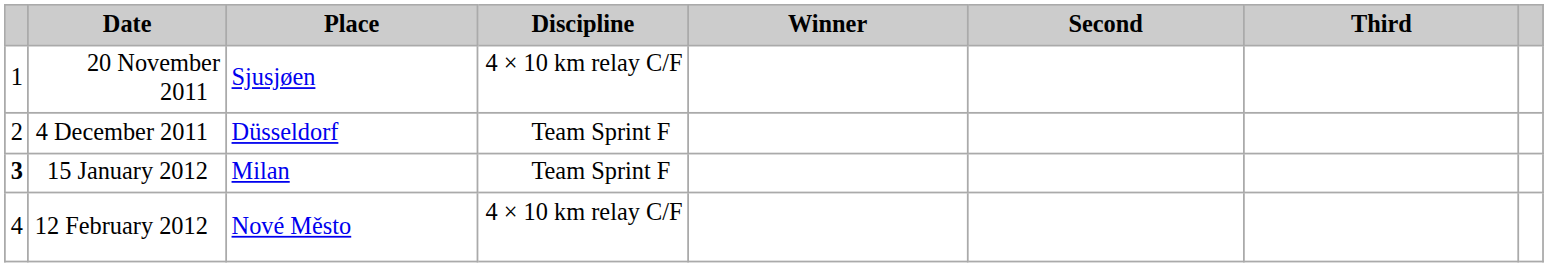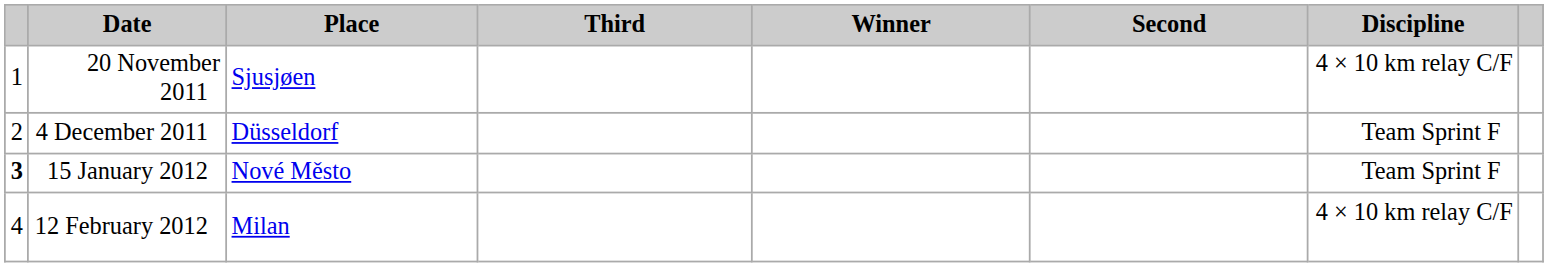columns swapped: (583, 24) <-> (1381, 24)
(261, 171) Milan -> (291, 171) Nové Město
(291, 225) Nové Město -> (261, 225) Milan
